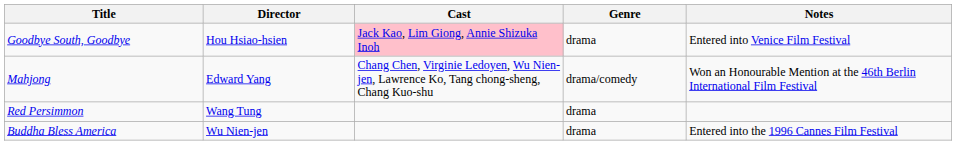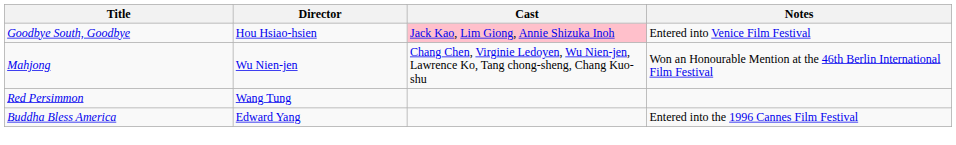- column: (625, 14)
(238, 79) Edward Yang -> (267, 65) Wu Nien-jen
(237, 130) Wu Nien-jen -> (268, 117) Edward Yang
